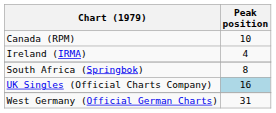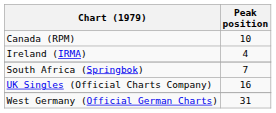(245, 69) 8 -> (245, 69) 7
(245, 85) lightblue background -> (245, 85) no background
